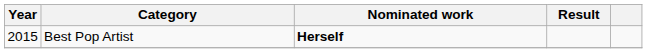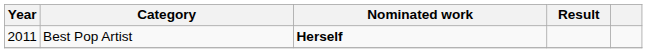(23, 36) 2015 -> (22, 36) 2011
